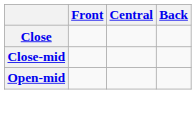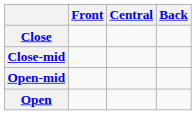+ row: (36, 99)
